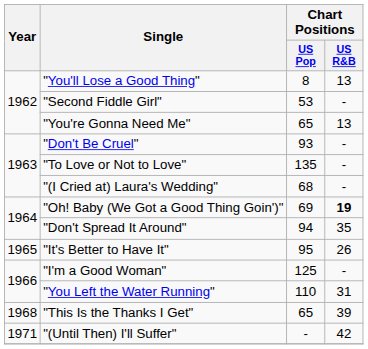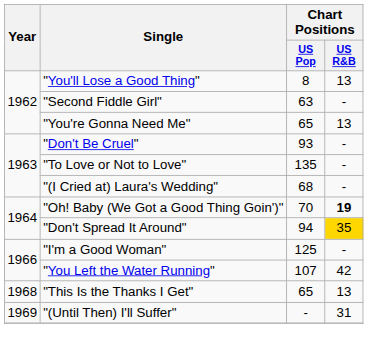(306, 102) 53 -> (306, 102) 63
(306, 207) 69 -> (306, 207) 70
(344, 228) no background -> (344, 228) gold background
- row: (106, 249)
(306, 291) 110 -> (306, 270) 107
(344, 291) 31 -> (344, 270) 42
(344, 312) 39 -> (344, 291) 13
(22, 333) 1971 -> (22, 312) 1969
(344, 333) 42 -> (344, 312) 31
